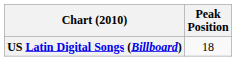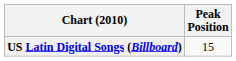(208, 46) 18 -> (208, 46) 15
